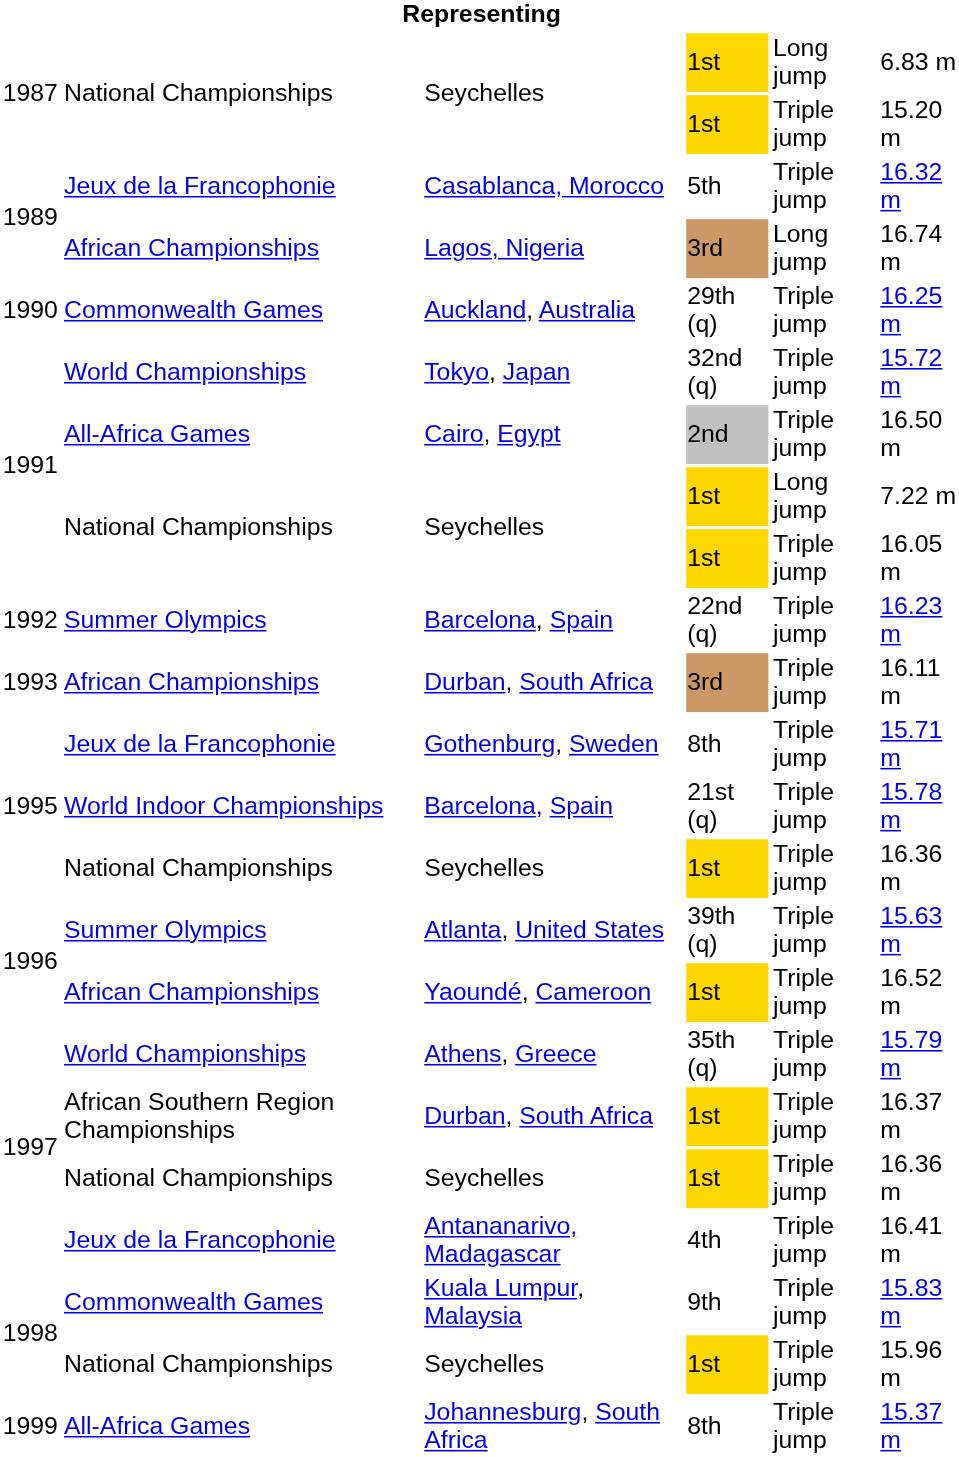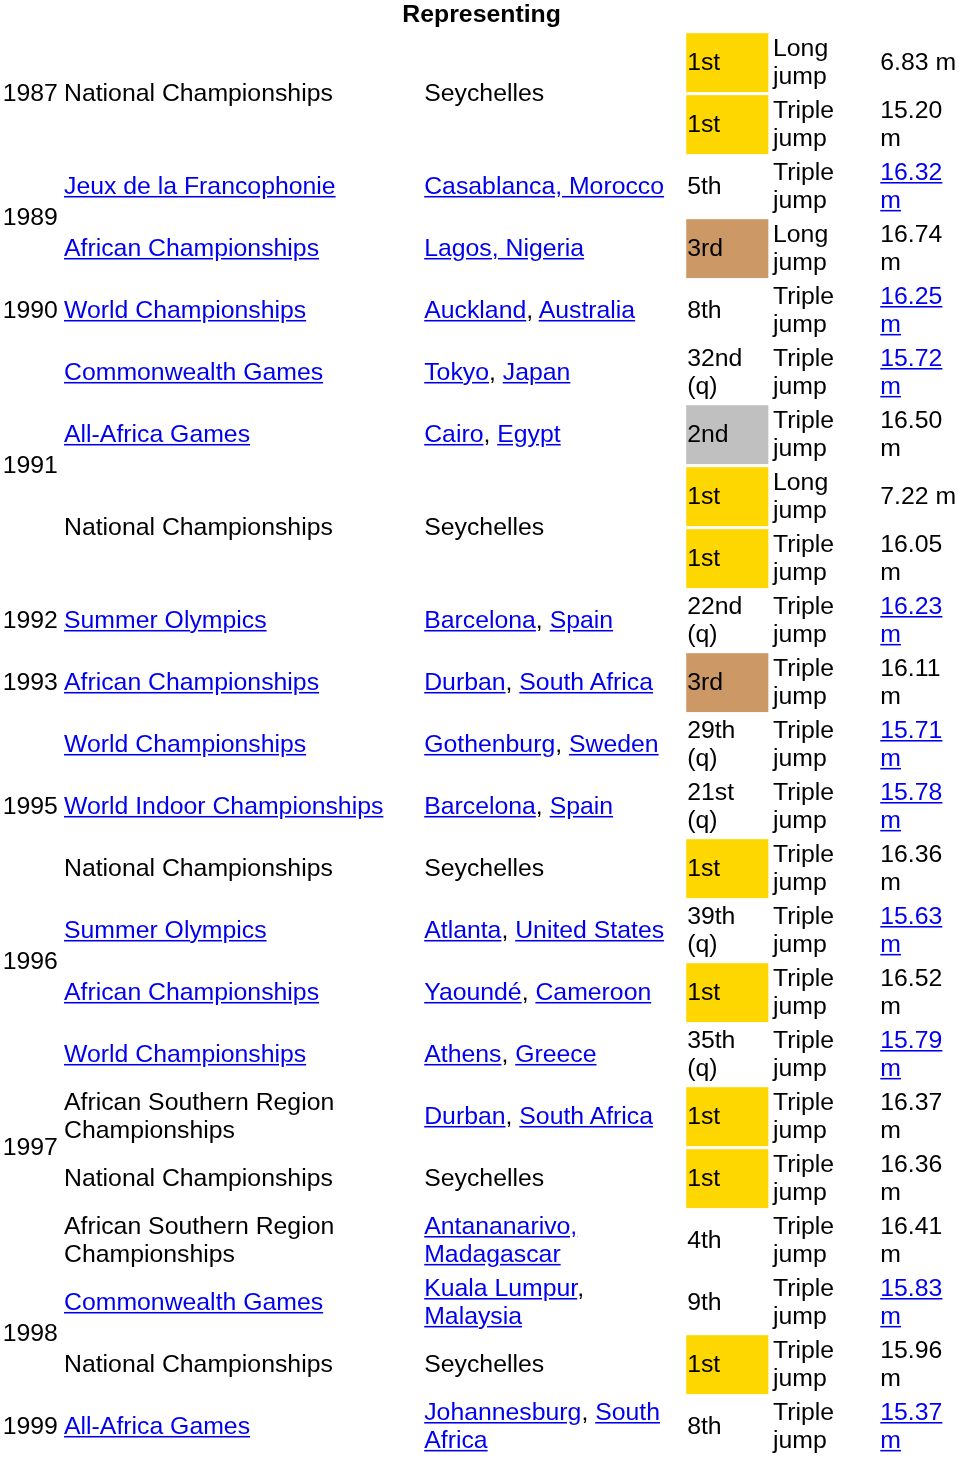(194, 310) Commonwealth Games -> (185, 310) World Championships
(711, 310) 29th (q) -> (704, 310) 8th
(185, 372) World Championships -> (194, 372) Commonwealth Games
(200, 744) Jeux de la Francophonie -> (185, 744) World Championships
(704, 744) 8th -> (711, 744) 29th (q)
(200, 1240) Jeux de la Francophonie -> (199, 1240) African Southern Region Championships
